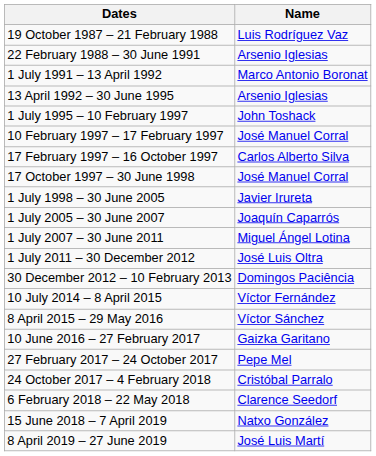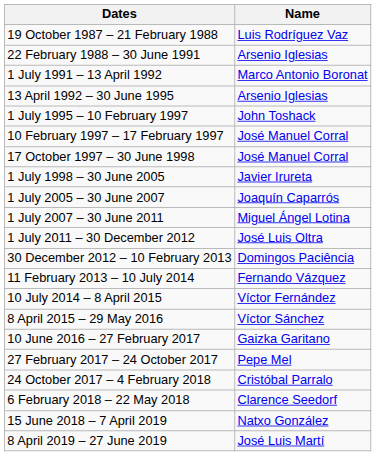- row: (113, 156)
+ row: (101, 278)
